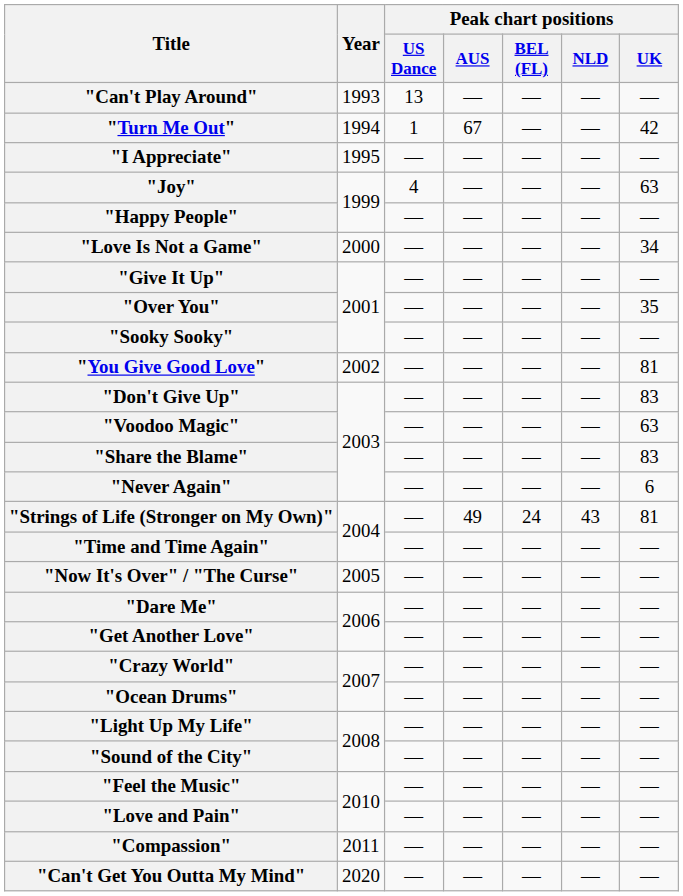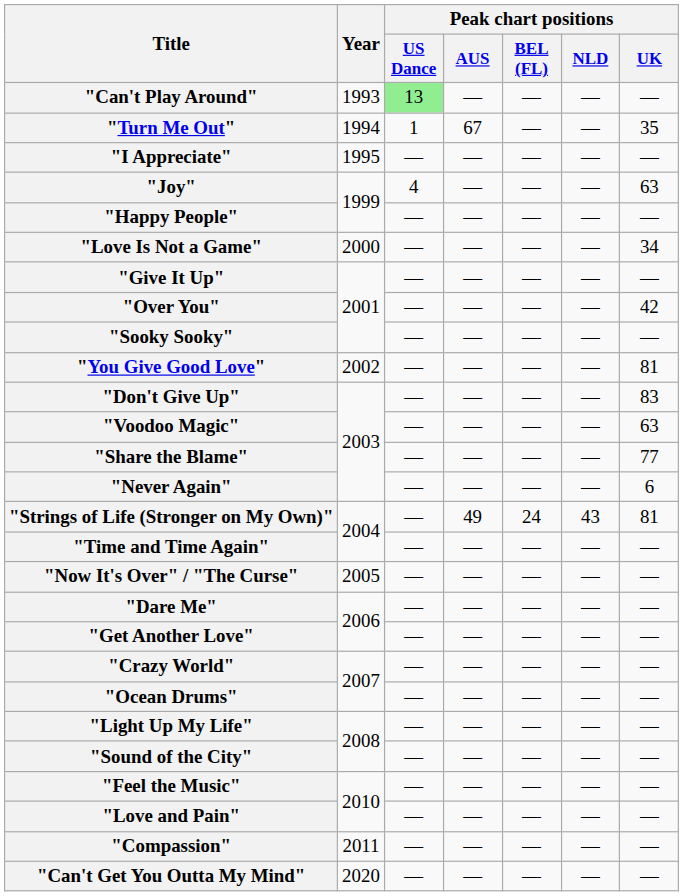(414, 97) no background -> (414, 97) lightgreen background
(649, 127) 42 -> (649, 127) 35
(649, 307) 35 -> (649, 307) 42
(649, 456) 83 -> (649, 456) 77
